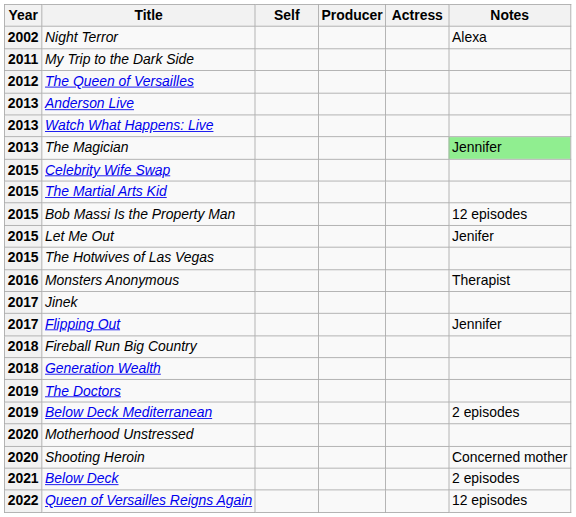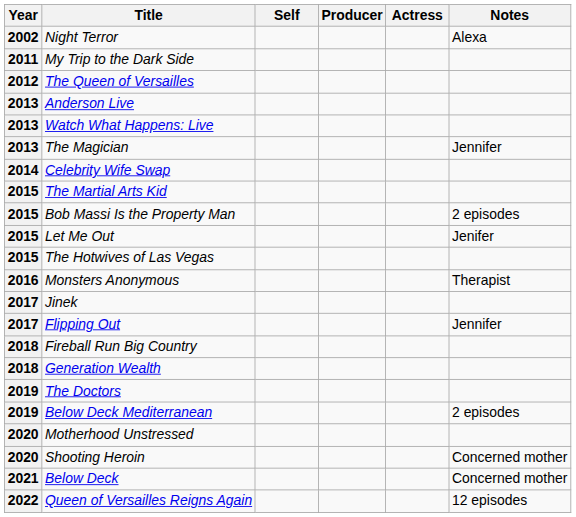(477, 147) lightgreen background -> (477, 147) no background
(23, 170) 2015 -> (23, 170) 2014
(490, 214) 12 episodes -> (486, 214) 2 episodes
(486, 479) 2 episodes -> (510, 479) Concerned mother
